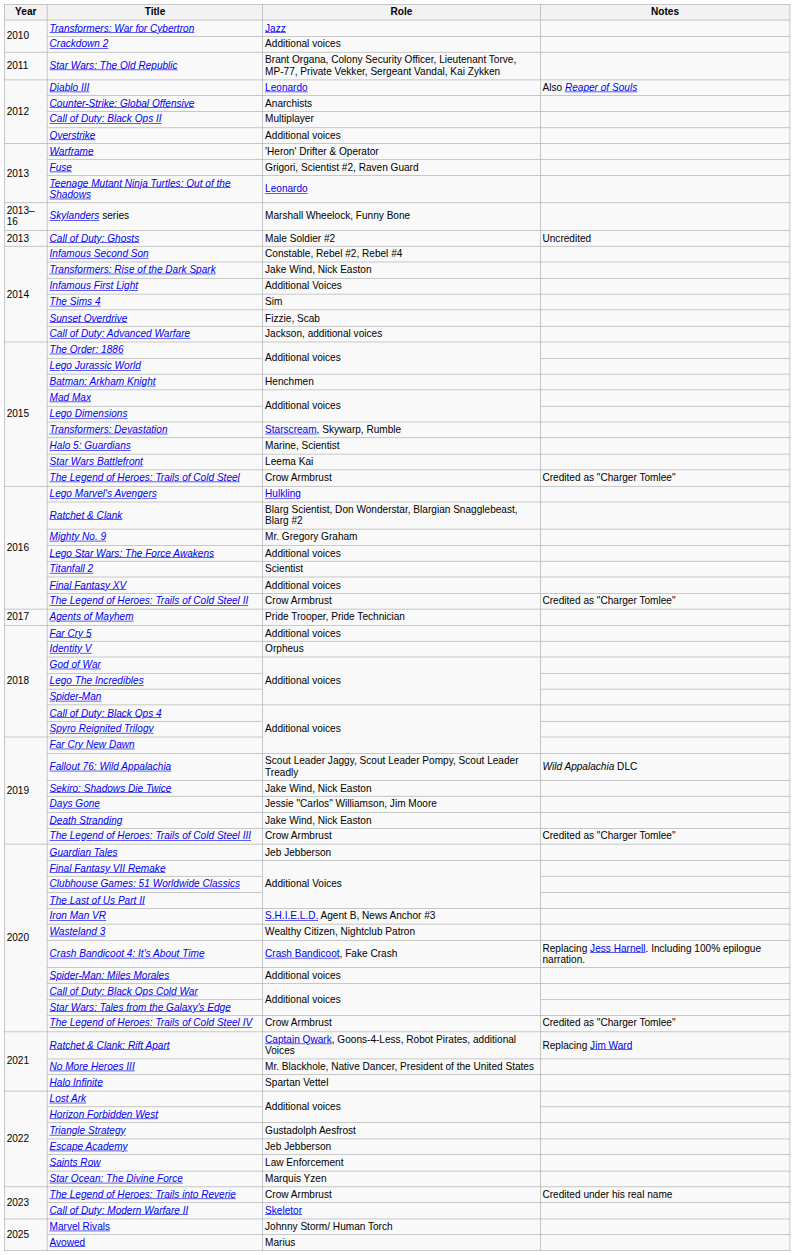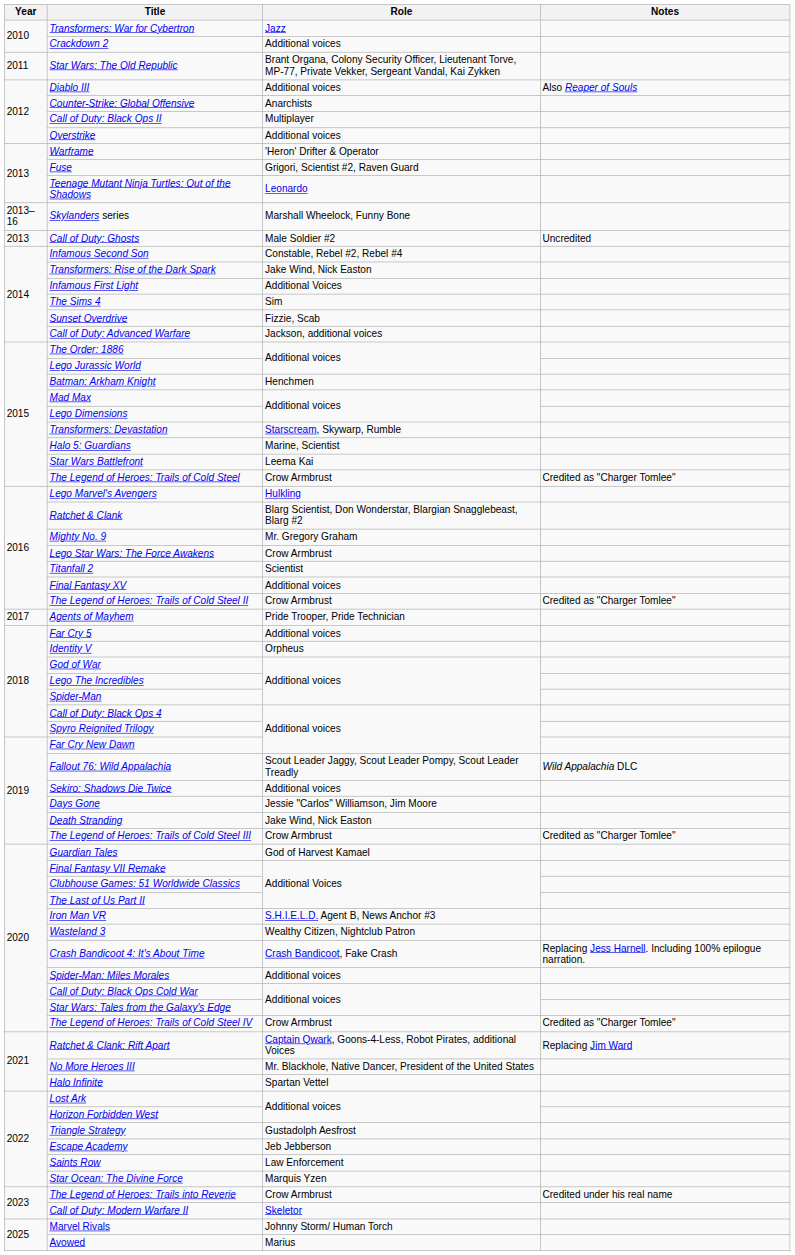(286, 87) Leonardo -> (303, 87) Additional voices
(303, 553) Additional voices -> (298, 553) Crow Armbrust
(318, 788) Jake Wind, Nick Easton -> (303, 788) Additional voices
(298, 852) Jeb Jebberson -> (317, 852) God of Harvest Kamael
